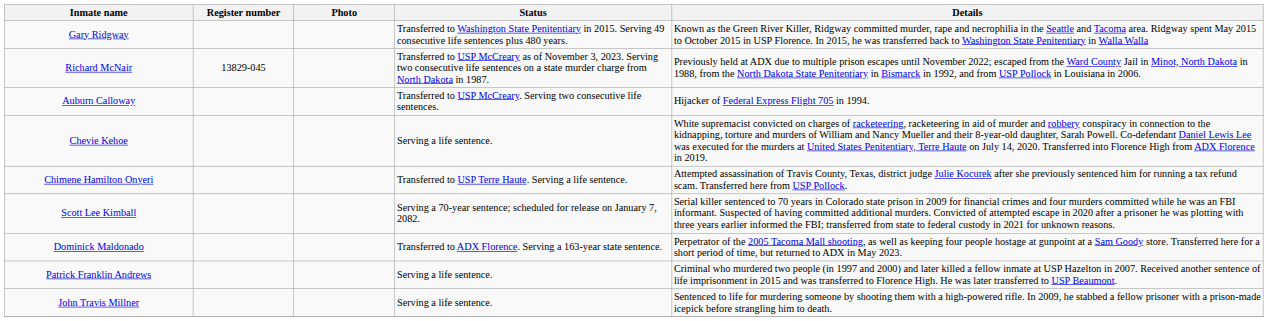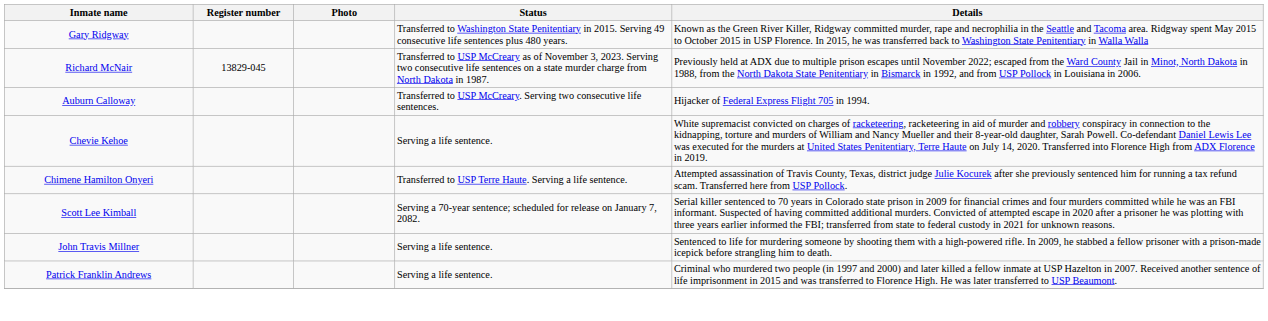- row: (99, 247)
rows swapped: (99, 275) <-> (99, 302)
